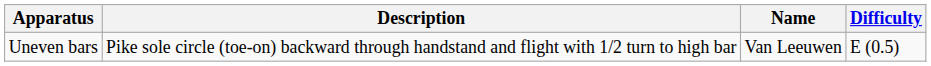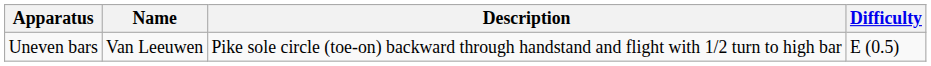columns swapped: (793, 18) <-> (421, 18)
